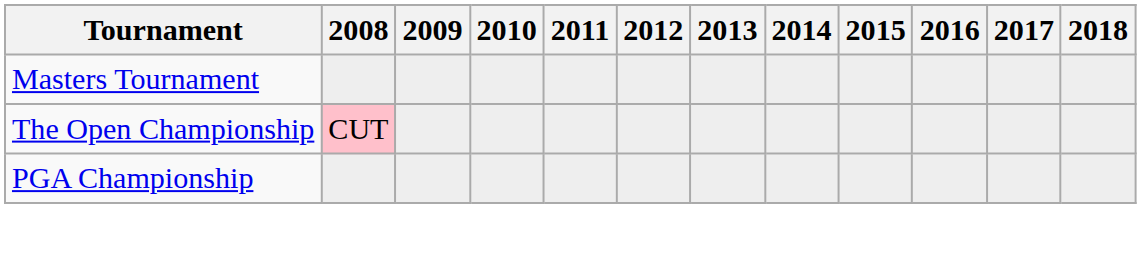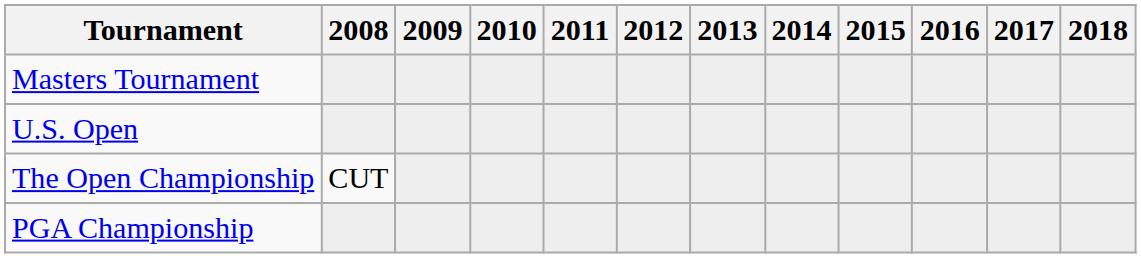+ row: (75, 128)
(358, 128) pink background -> (358, 178) no background
